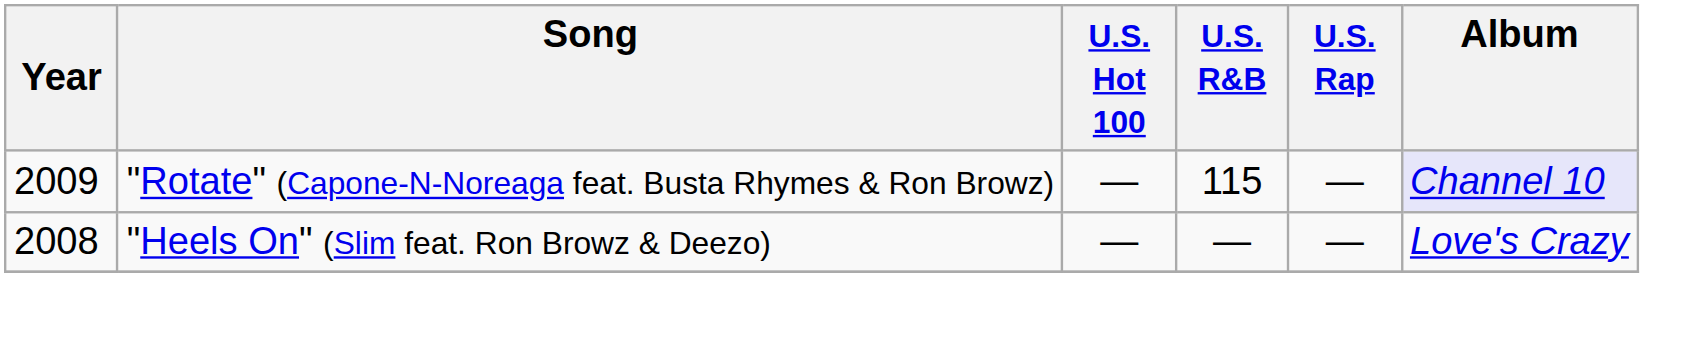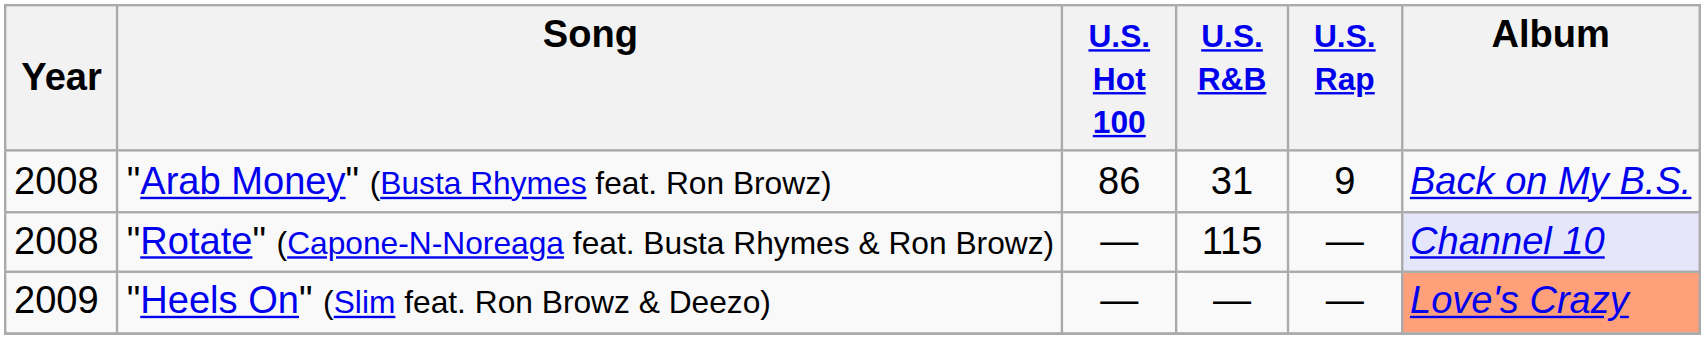+ row: (479, 180)
(56, 180) 2009 -> (56, 241) 2008
(56, 241) 2008 -> (56, 301) 2009
(1519, 241) no background -> (1519, 301) lightsalmon background
